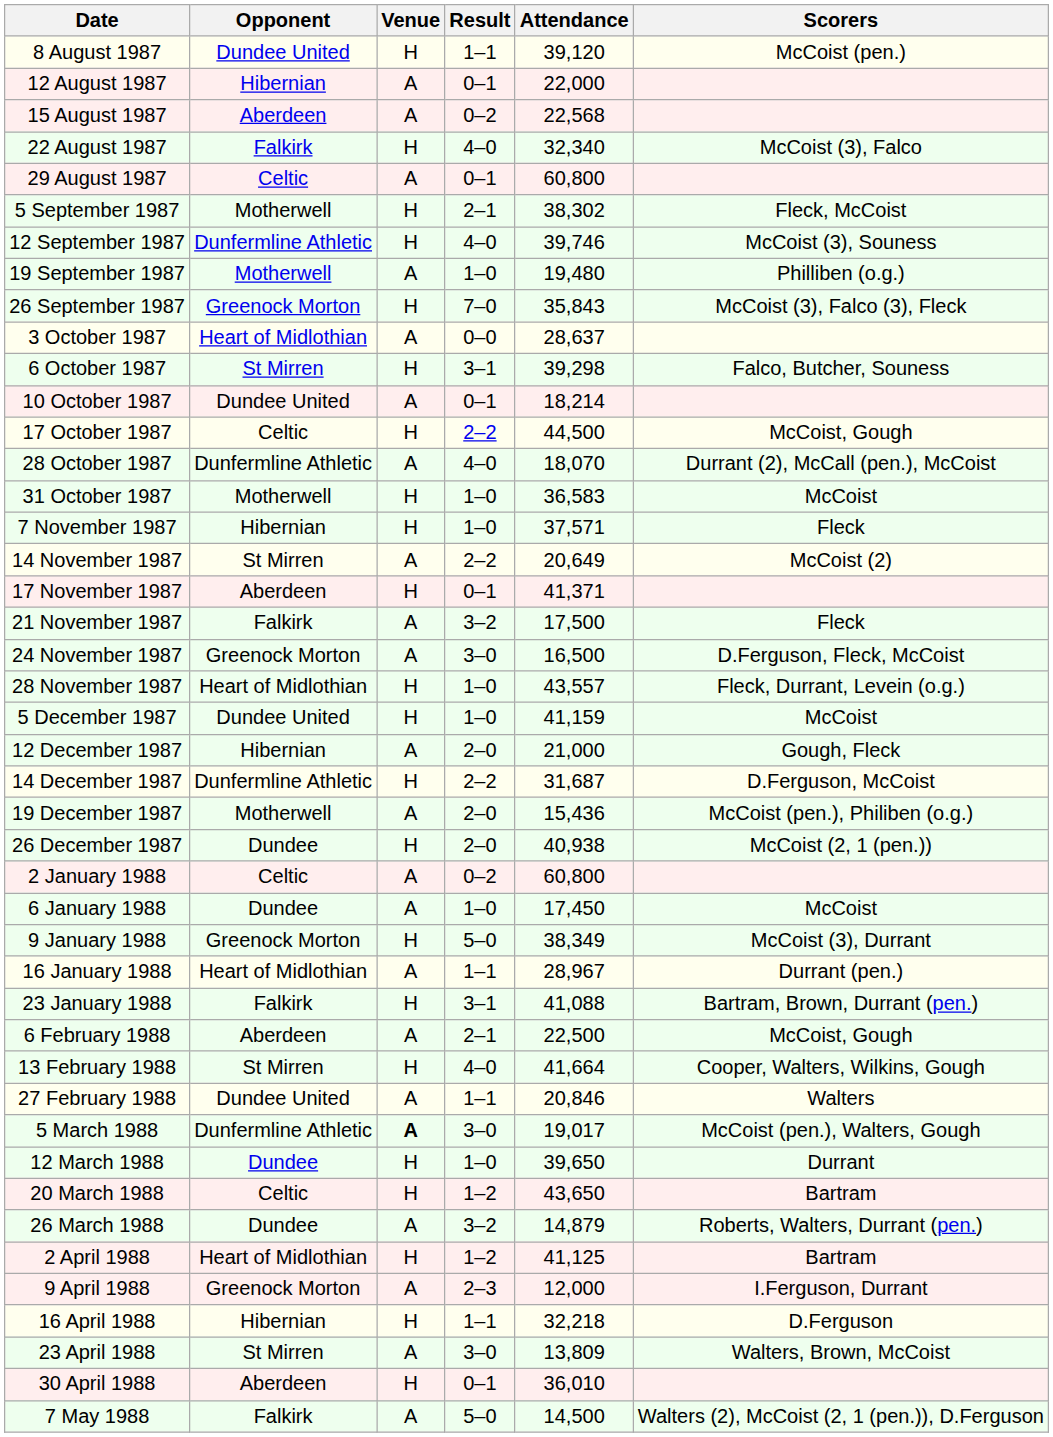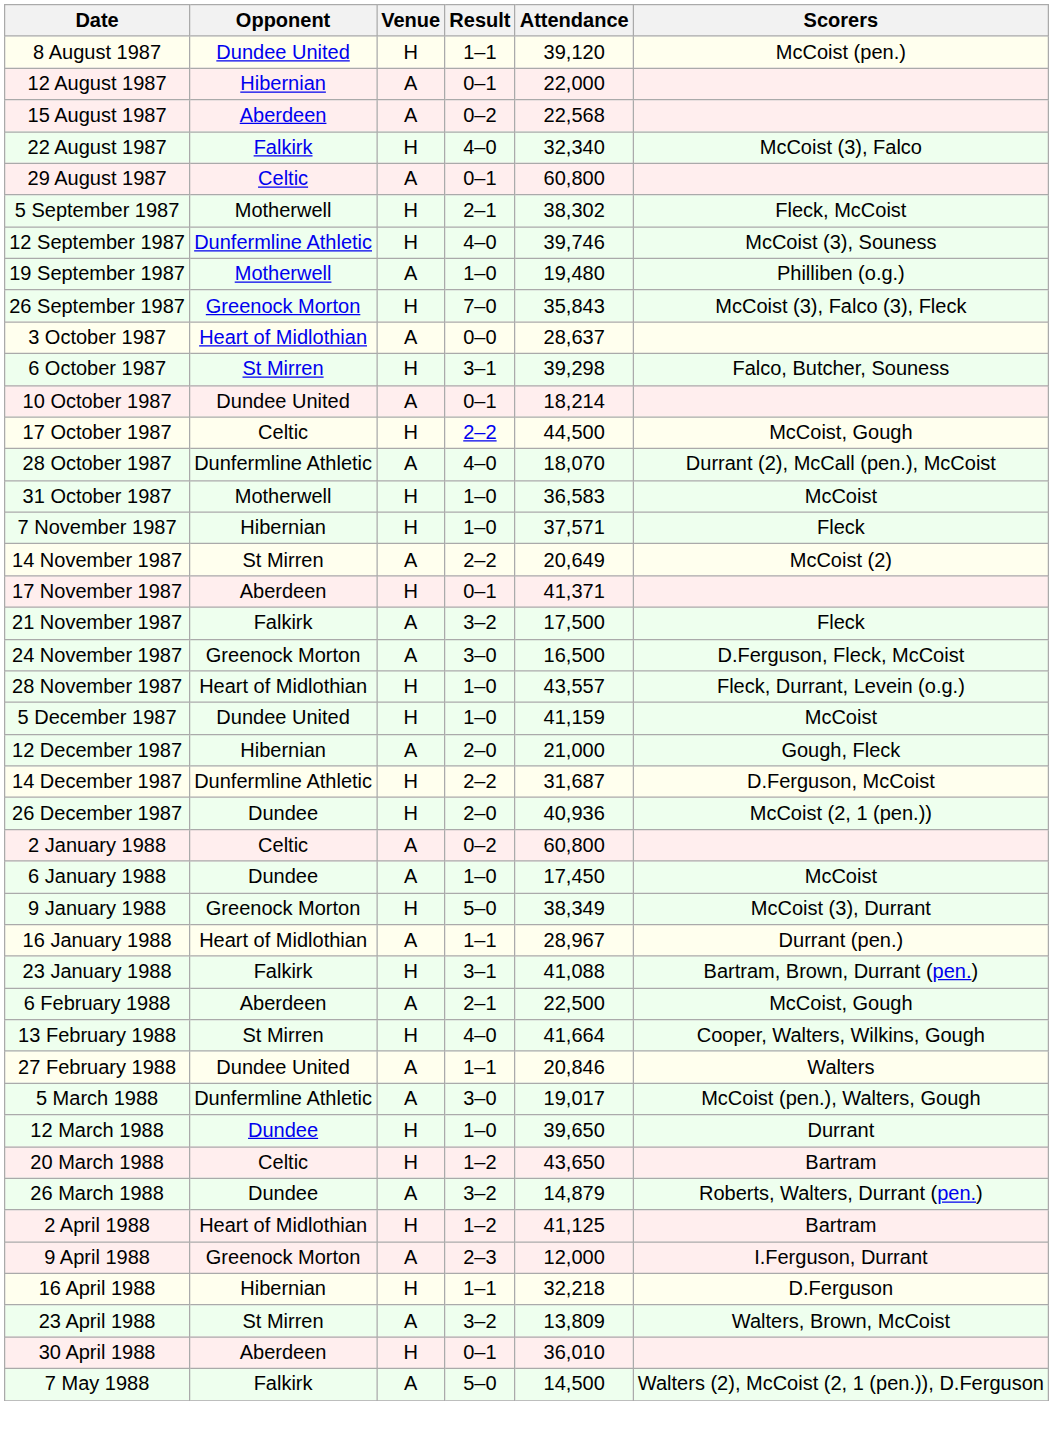- row: (97, 813)
(574, 845) 40,938 -> (574, 813) 40,936
(411, 1130) bold -> (411, 1098) normal
(480, 1352) 3–0 -> (480, 1320) 3–2
